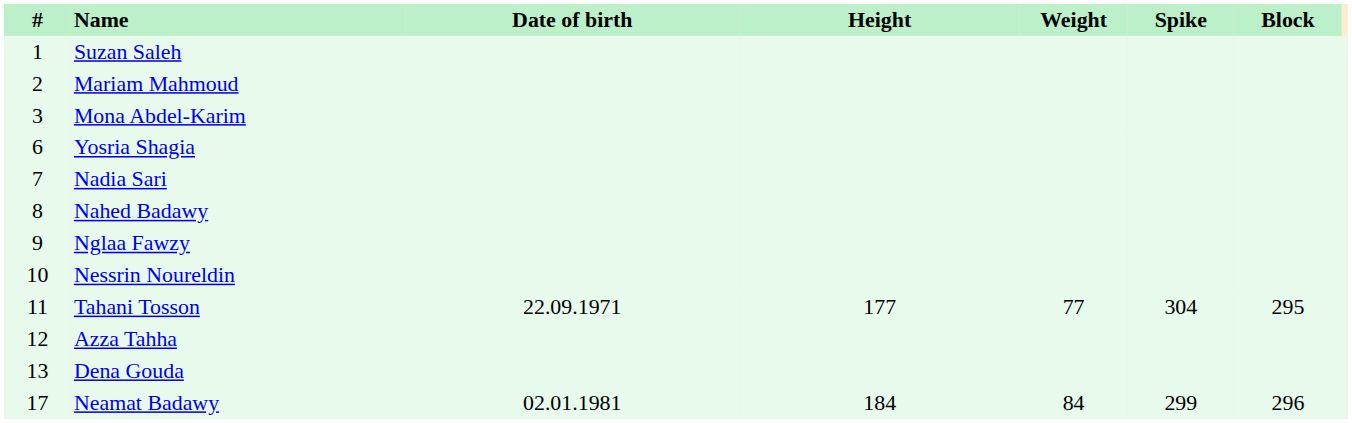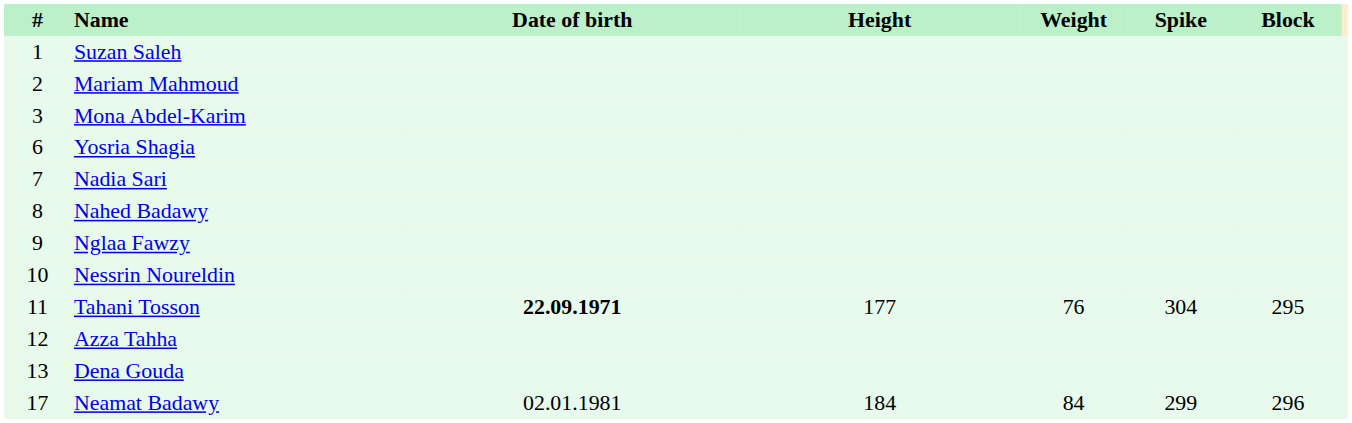(572, 306) normal -> (572, 306) bold
(1074, 306) 77 -> (1074, 306) 76
